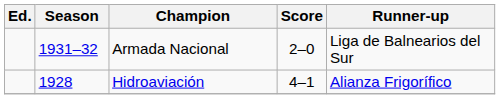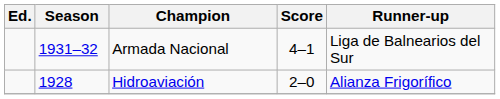(302, 49) 2–0 -> (302, 49) 4–1
(302, 81) 4–1 -> (302, 81) 2–0
